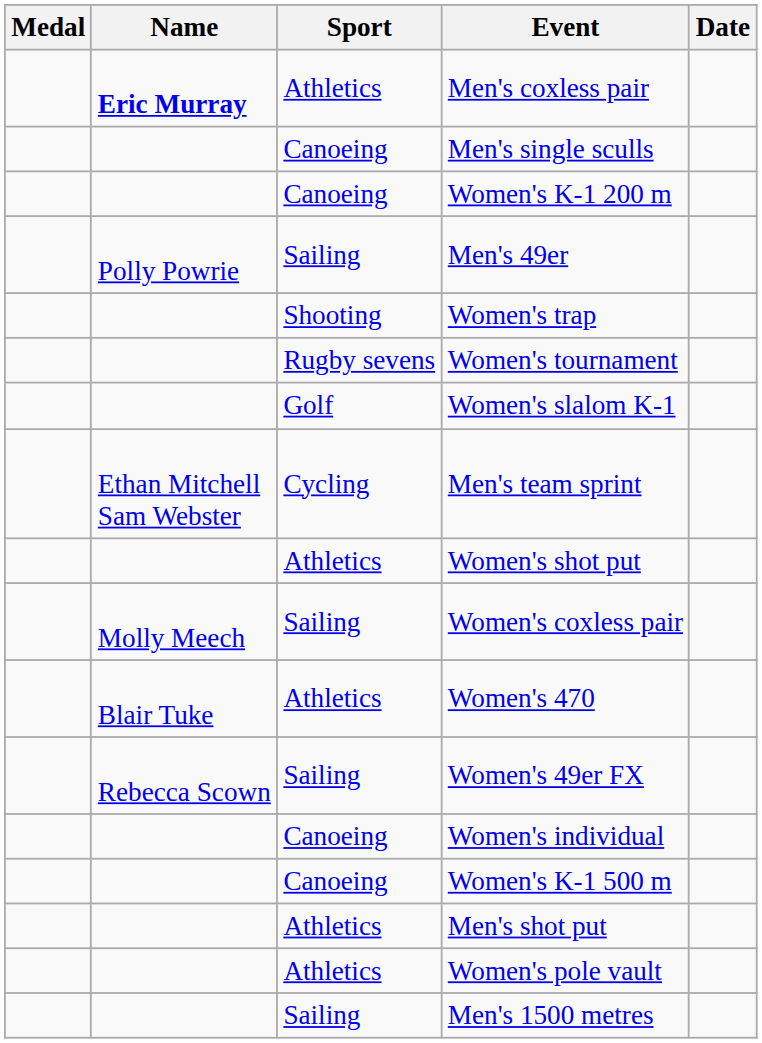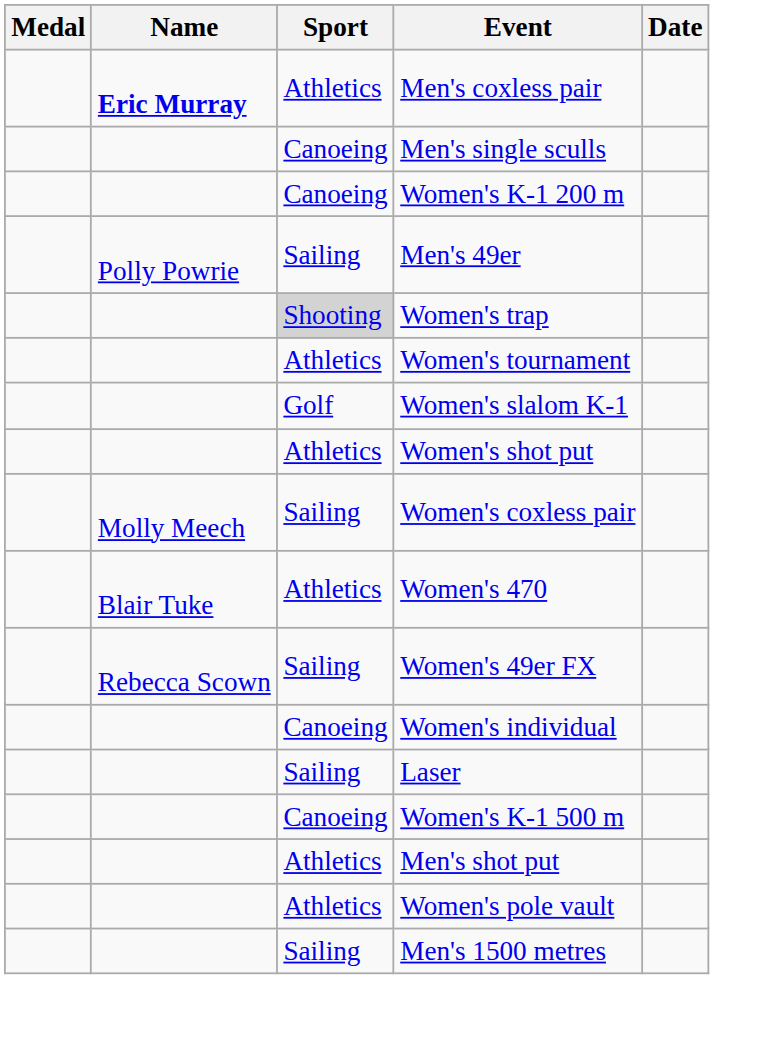(332, 315) no background -> (332, 315) lightgrey background
(359, 360) Rugby sevens -> (332, 360) Athletics
- row: (545, 482)
+ row: (430, 771)
